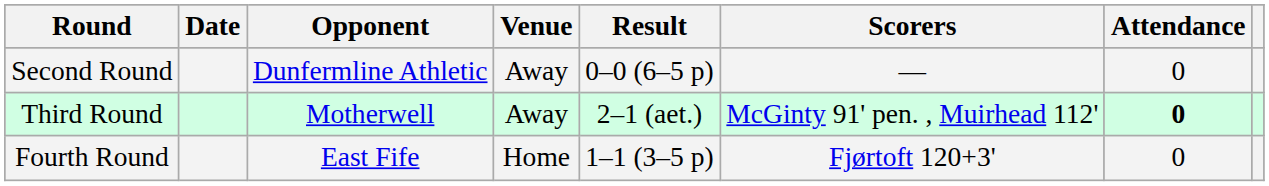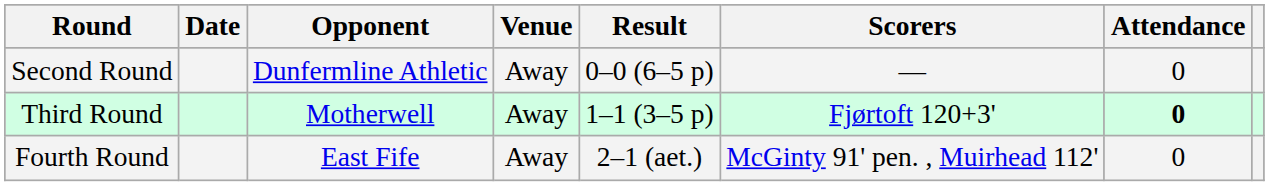(649, 113) 2–1 (aet.) -> (649, 113) 1–1 (3–5 p)
(912, 113) McGinty 91' pen. , Muirhead 112' -> (912, 113) Fjørtoft 120+3'
(536, 157) Home -> (536, 157) Away
(649, 157) 1–1 (3–5 p) -> (649, 157) 2–1 (aet.)
(912, 157) Fjørtoft 120+3' -> (912, 157) McGinty 91' pen. , Muirhead 112'
